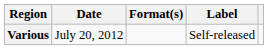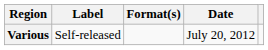columns swapped: (89, 14) <-> (222, 14)
